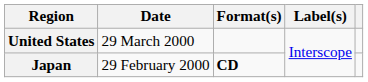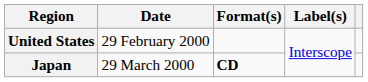(148, 40) 29 March 2000 -> (156, 40) 29 February 2000
(156, 64) 29 February 2000 -> (148, 64) 29 March 2000
